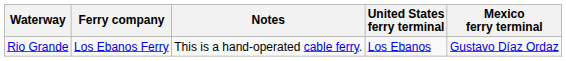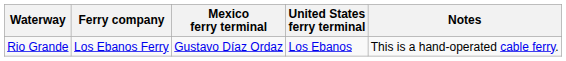columns swapped: (504, 20) <-> (268, 20)
